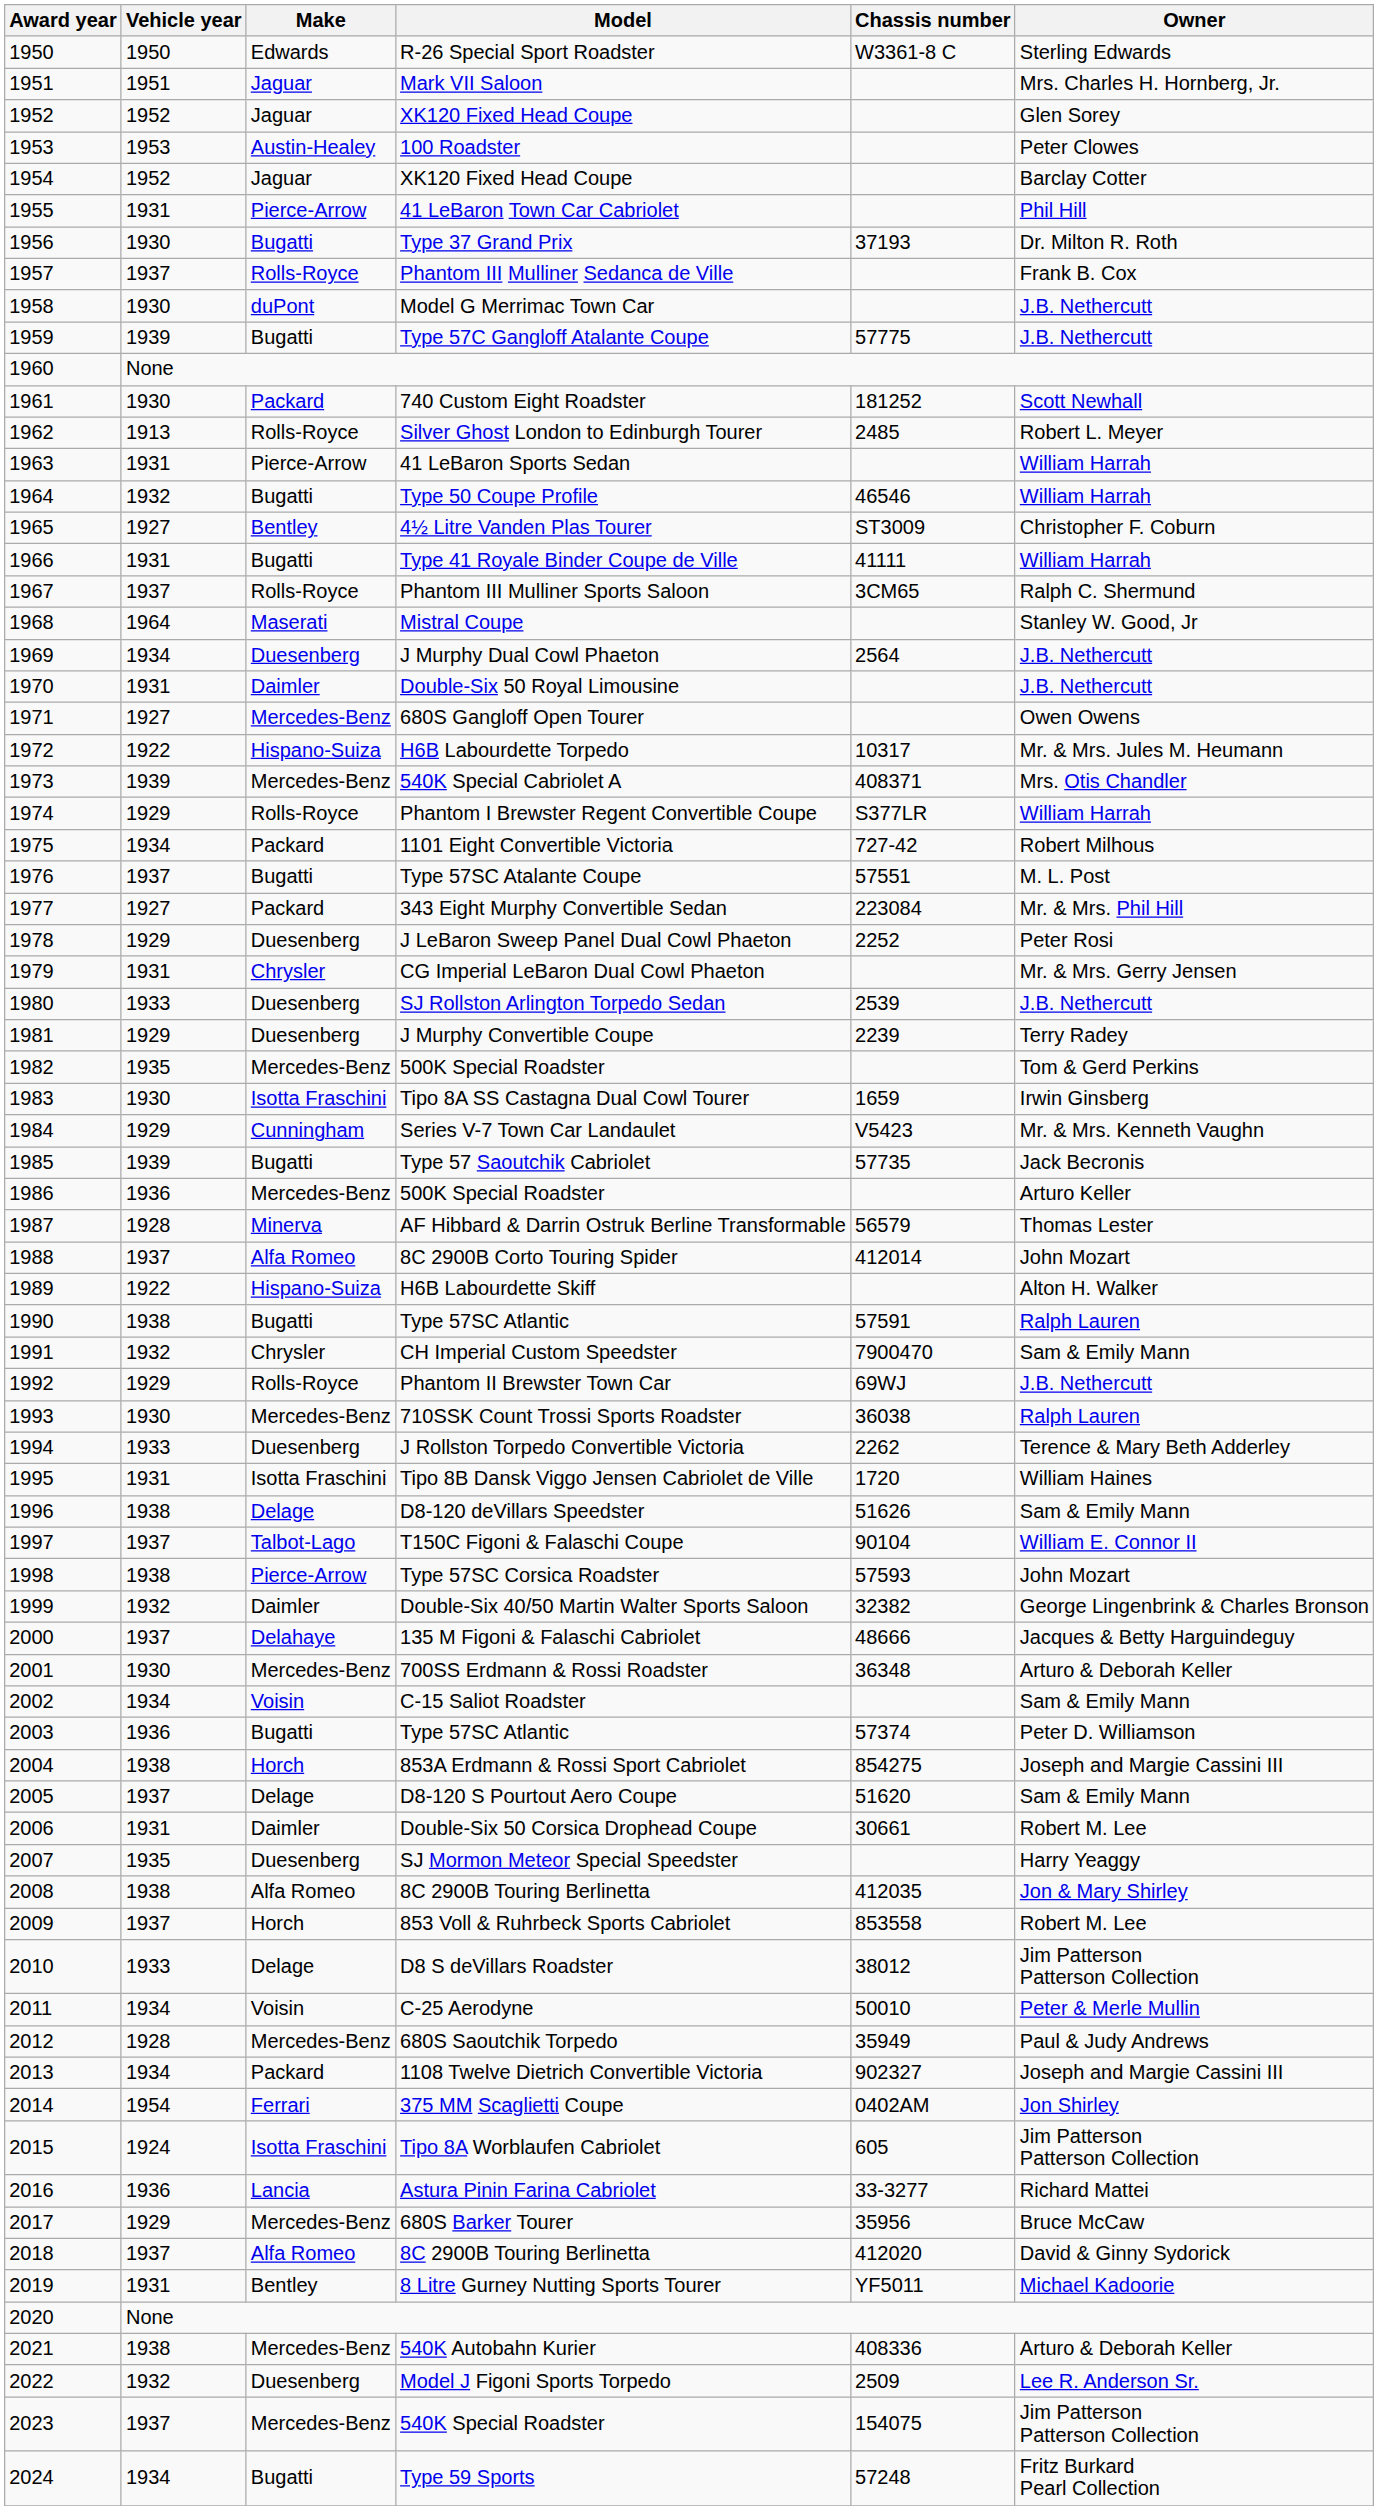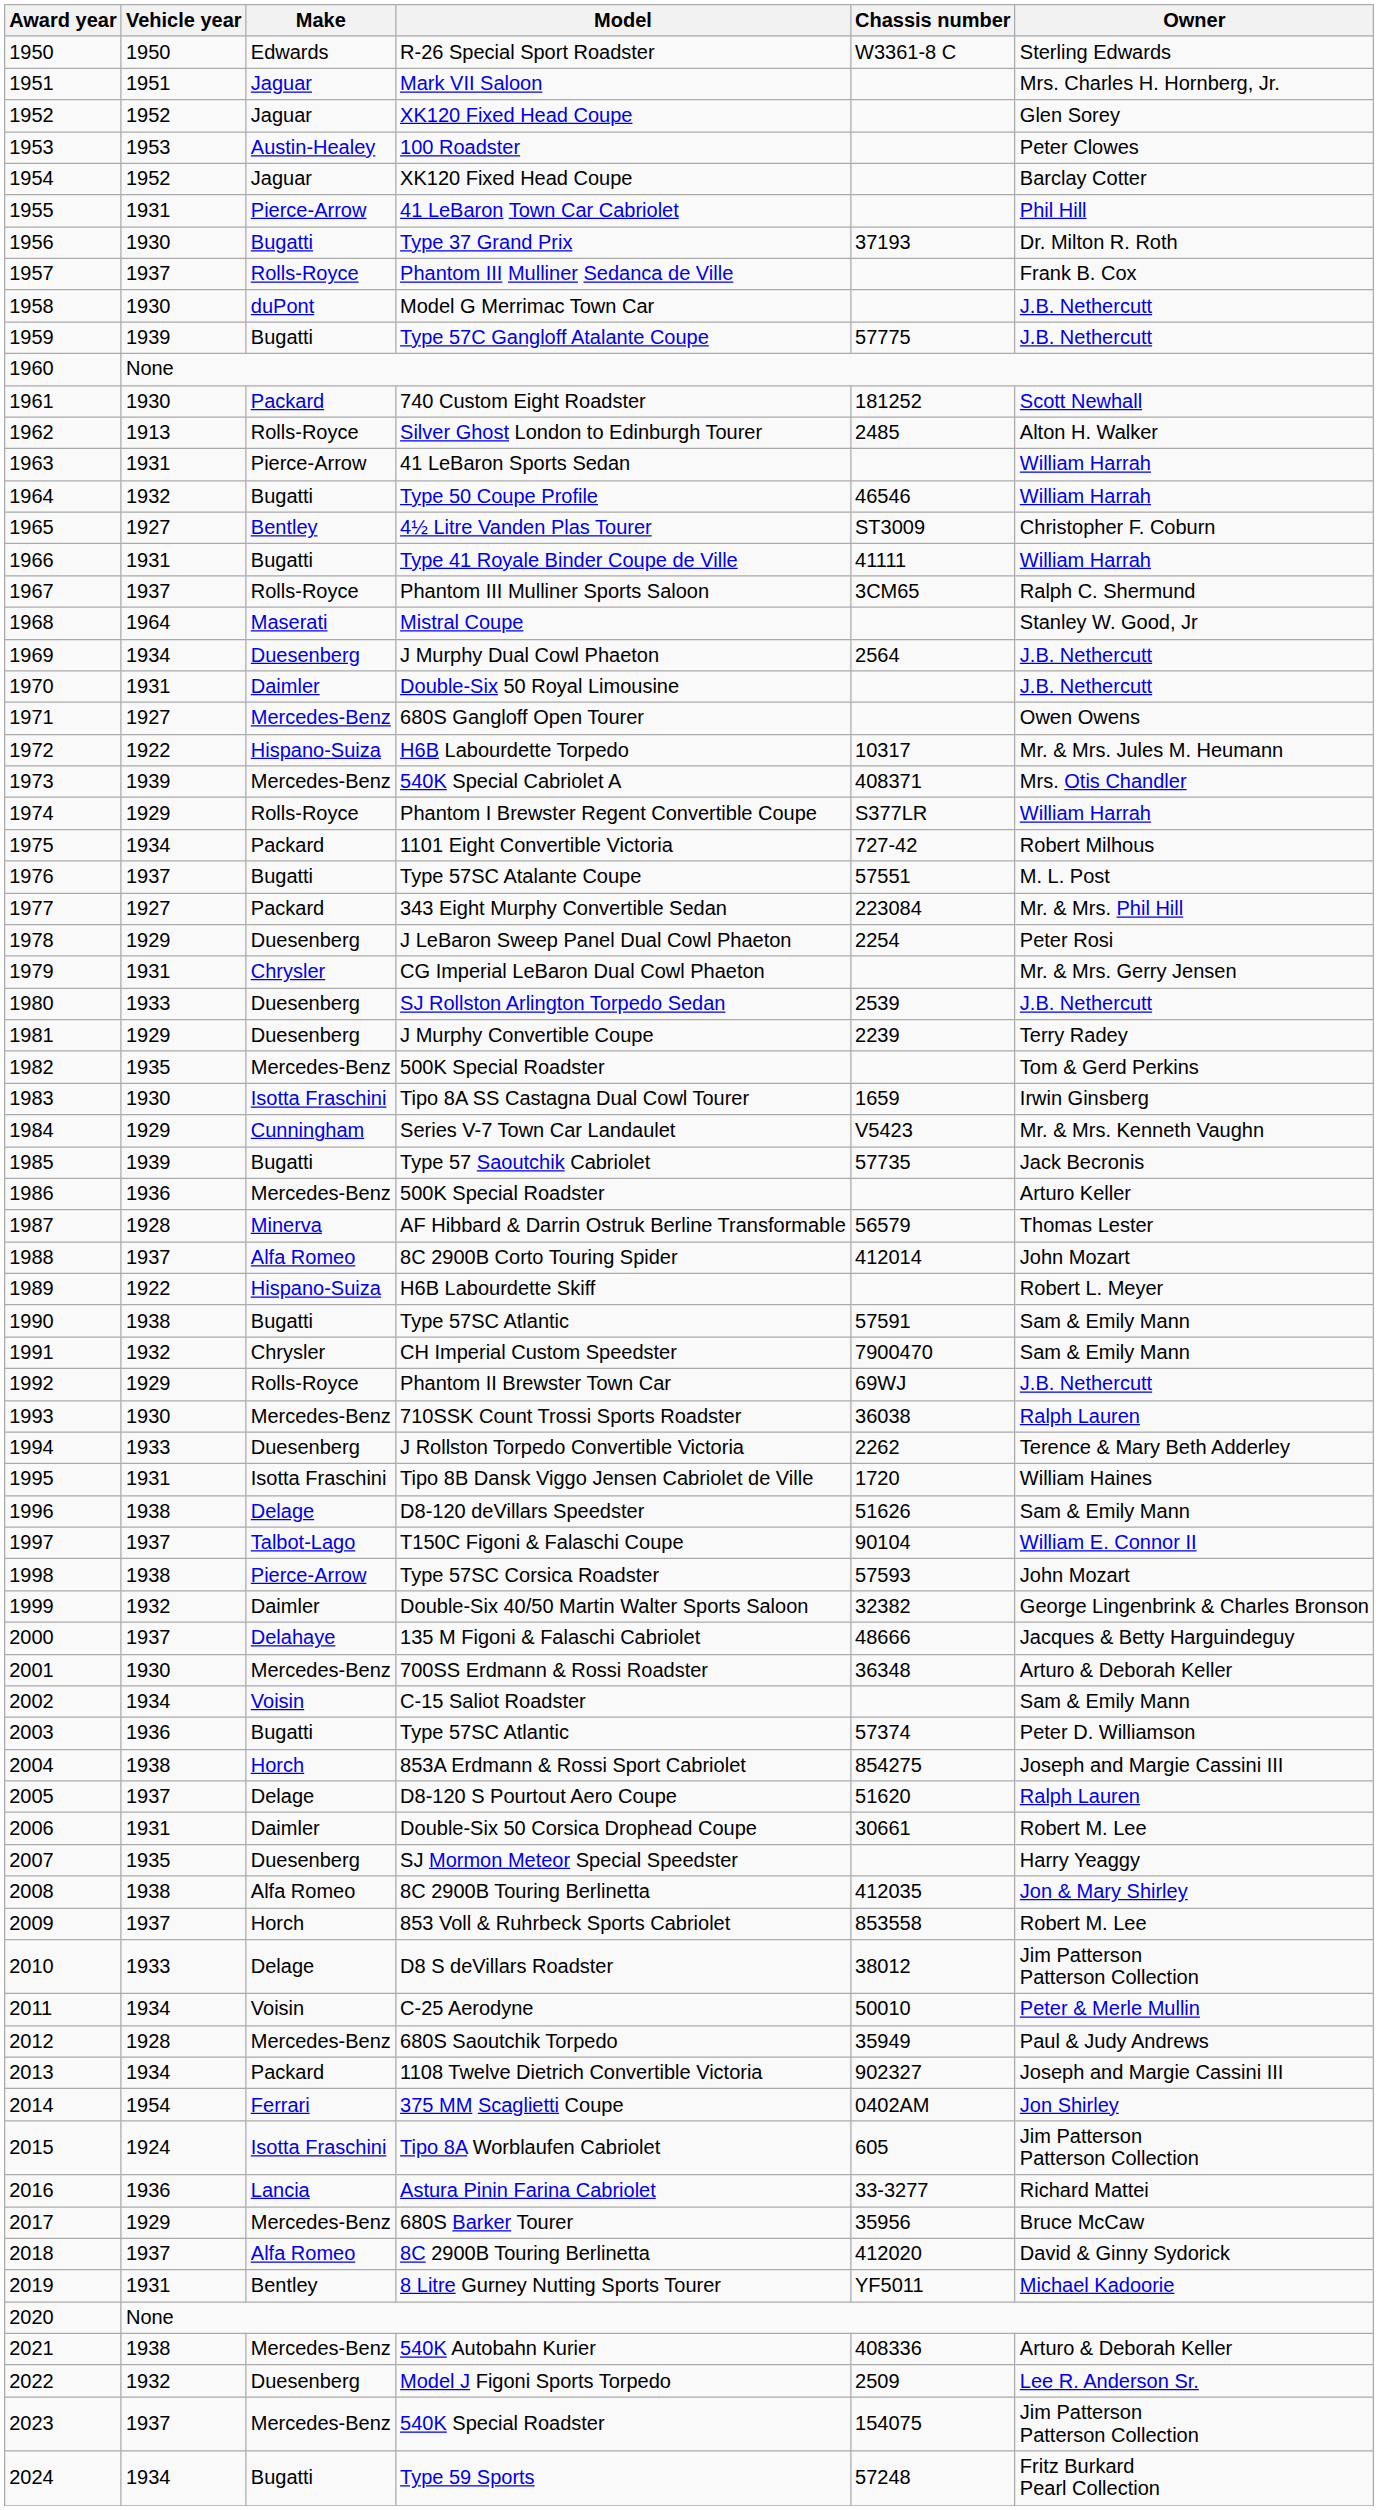(1092, 432) Robert L. Meyer -> (1089, 432) Alton H. Walker
(877, 940) 2252 -> (877, 940) 2254
(1089, 1289) Alton H. Walker -> (1092, 1289) Robert L. Meyer
(1080, 1320) Ralph Lauren -> (1105, 1320) Sam & Emily Mann
(1105, 1796) Sam & Emily Mann -> (1080, 1796) Ralph Lauren
